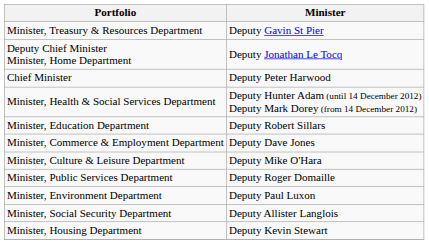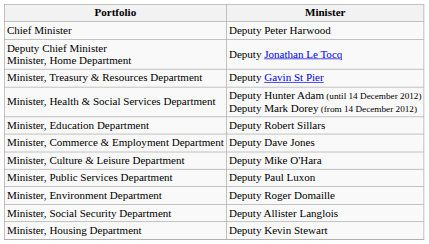rows swapped: (39, 78) <-> (105, 30)
(282, 178) Deputy Roger Domaille -> (272, 178) Deputy Paul Luxon
(272, 195) Deputy Paul Luxon -> (282, 195) Deputy Roger Domaille
